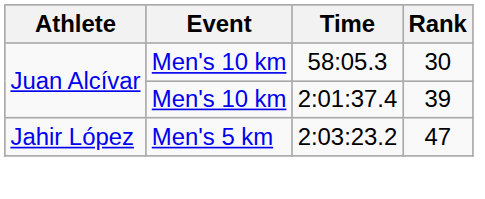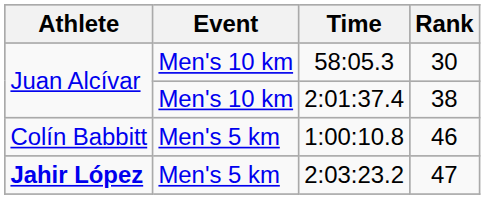(438, 100) 39 -> (444, 100) 38
+ row: (354, 137)
(72, 137) normal -> (77, 175) bold
